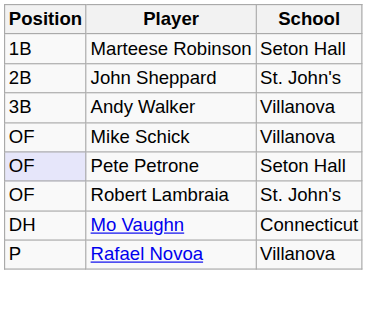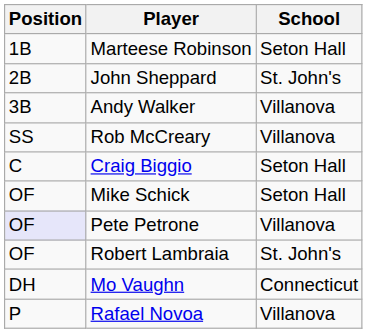+ row: (150, 136)
+ row: (141, 166)
(298, 136) Villanova -> (303, 195) Seton Hall
(303, 166) Seton Hall -> (298, 225) Villanova
